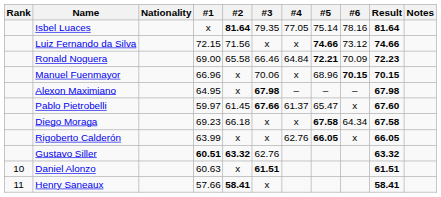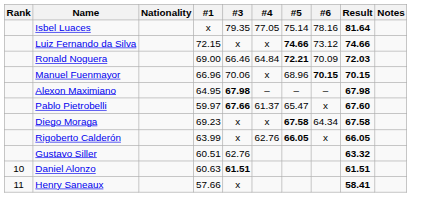- column: (238, 12)
(387, 59) 72.23 -> (358, 59) 72.03
(208, 153) bold -> (208, 153) normal
